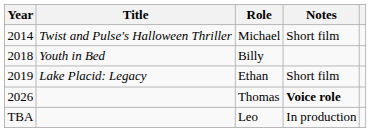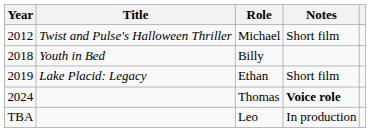(20, 35) 2014 -> (20, 35) 2012
(20, 96) 2026 -> (20, 96) 2024
